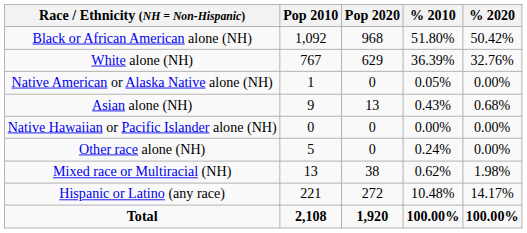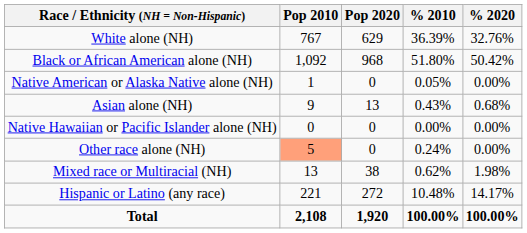rows swapped: (142, 60) <-> (142, 37)
(311, 149) no background -> (311, 149) lightsalmon background
